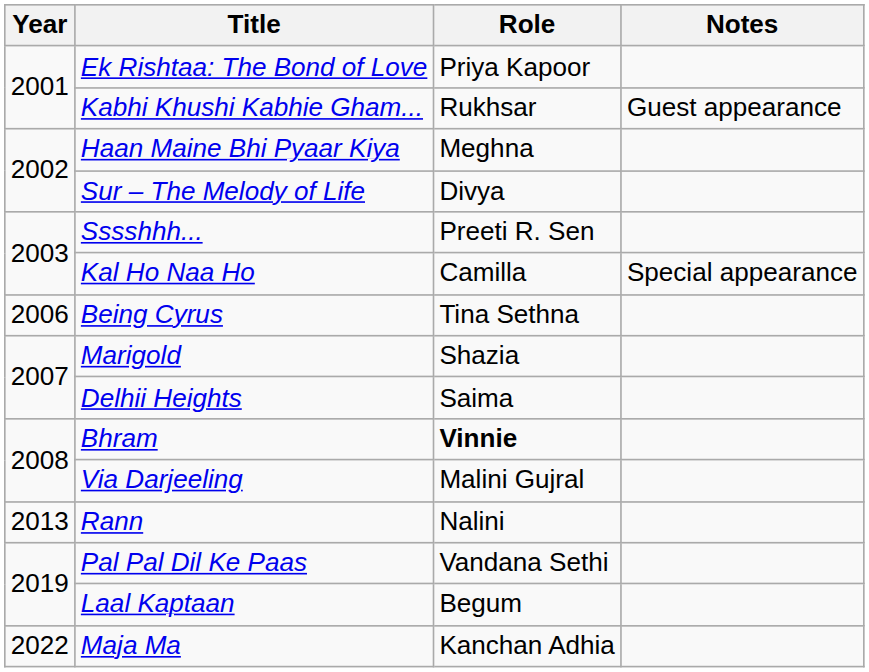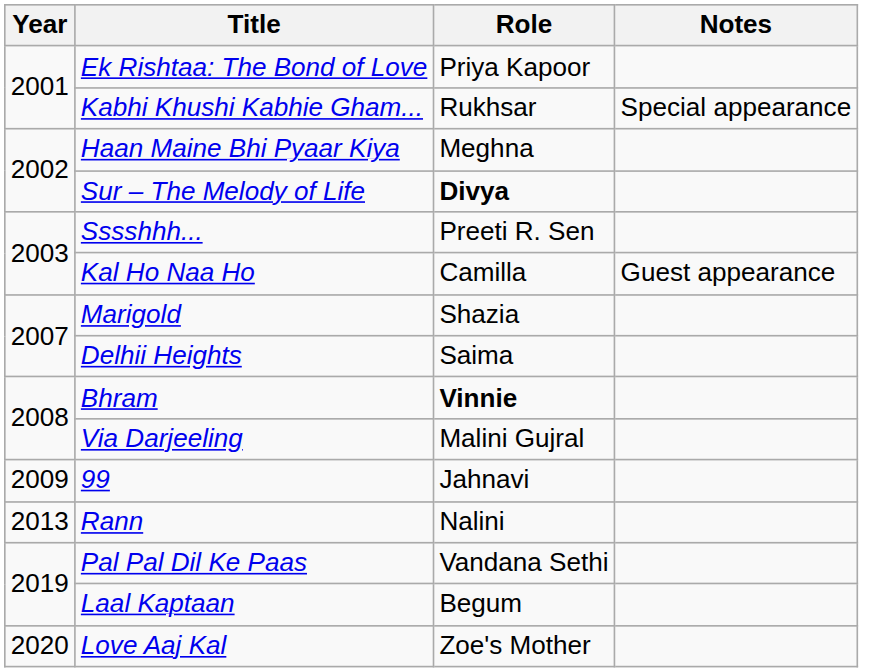(734, 107) Guest appearance -> (736, 107) Special appearance
(472, 190) normal -> (474, 190) bold
(742, 273) Special appearance -> (728, 273) Guest appearance
- row: (152, 314)
+ row: (95, 480)
+ row: (154, 645)
- row: (131, 645)
